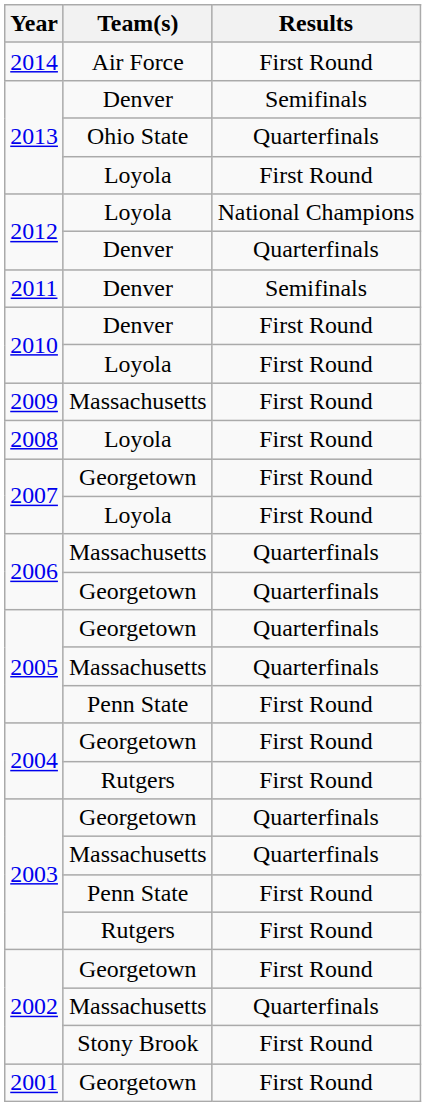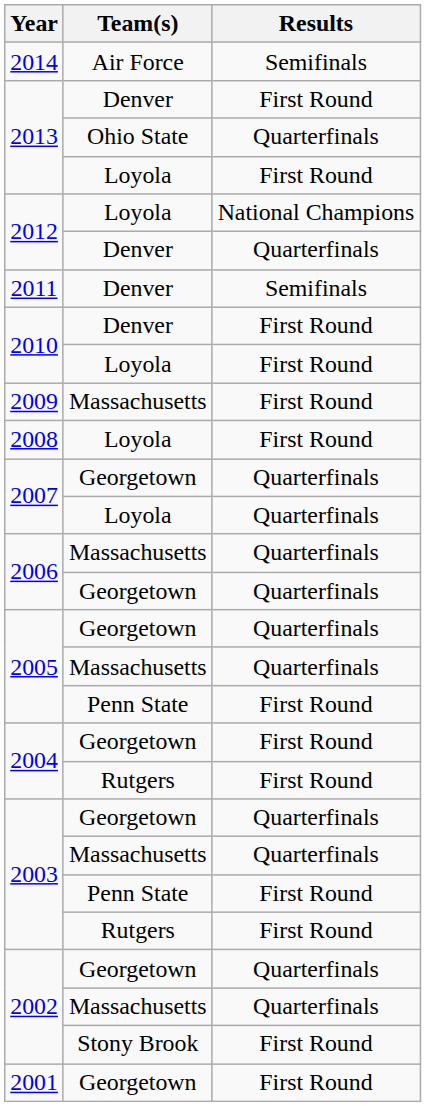(316, 61) First Round -> (316, 61) Semifinals
(316, 99) Semifinals -> (316, 99) First Round
(316, 477) First Round -> (316, 477) Quarterfinals
(316, 514) First Round -> (316, 514) Quarterfinals
(316, 968) First Round -> (316, 968) Quarterfinals
